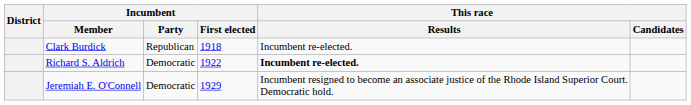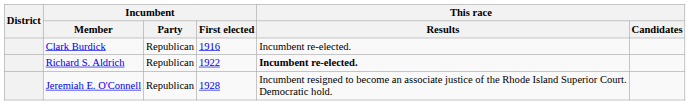(211, 46) 1918 -> (209, 46) 1916
(171, 63) Democratic -> (170, 63) Republican
(171, 85) Democratic -> (170, 85) Republican
(211, 85) 1929 -> (209, 85) 1928
